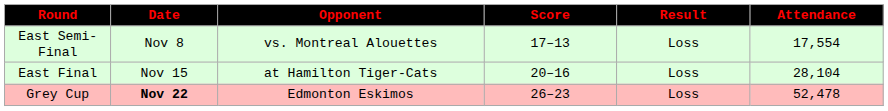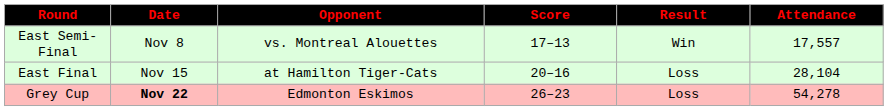(683, 44) Loss -> (683, 44) Win
(817, 44) 17,554 -> (817, 44) 17,557
(817, 95) 52,478 -> (817, 95) 54,278
